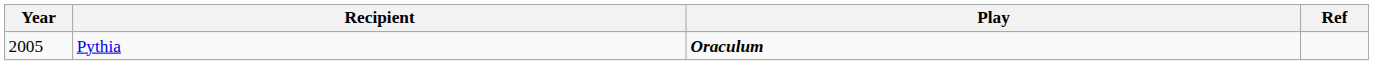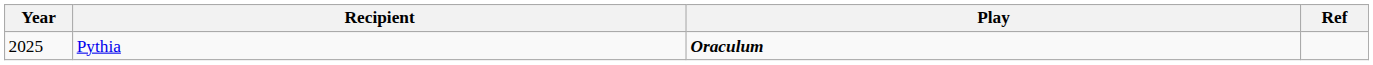(26, 45) 2005 -> (26, 45) 2025
